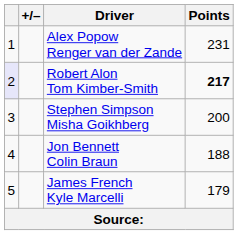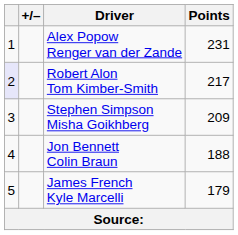(218, 81) bold -> (218, 81) normal
(218, 117) 200 -> (218, 117) 209
